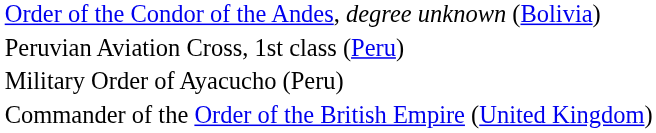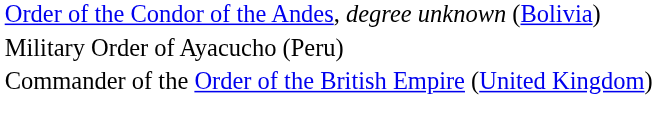- row: (204, 47)
